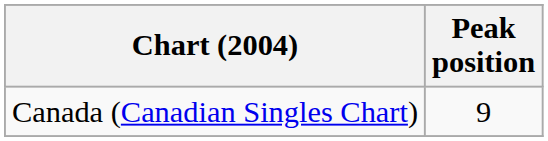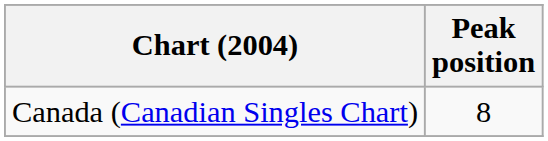(484, 111) 9 -> (484, 111) 8
